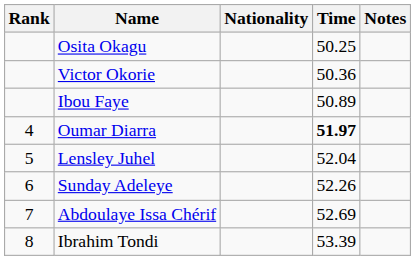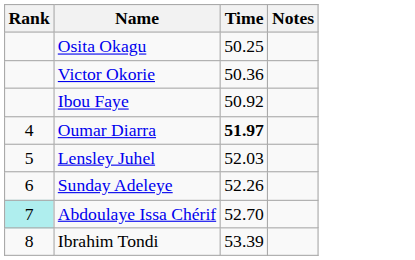- column: (266, 18)
(336, 102) 50.89 -> (244, 102) 50.92
(336, 158) 52.04 -> (244, 158) 52.03
(29, 213) no background -> (29, 213) paleturquoise background
(336, 213) 52.69 -> (244, 213) 52.70
